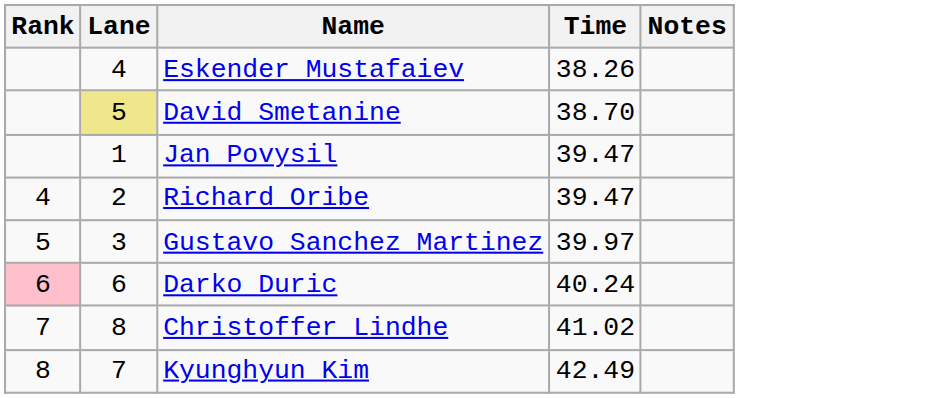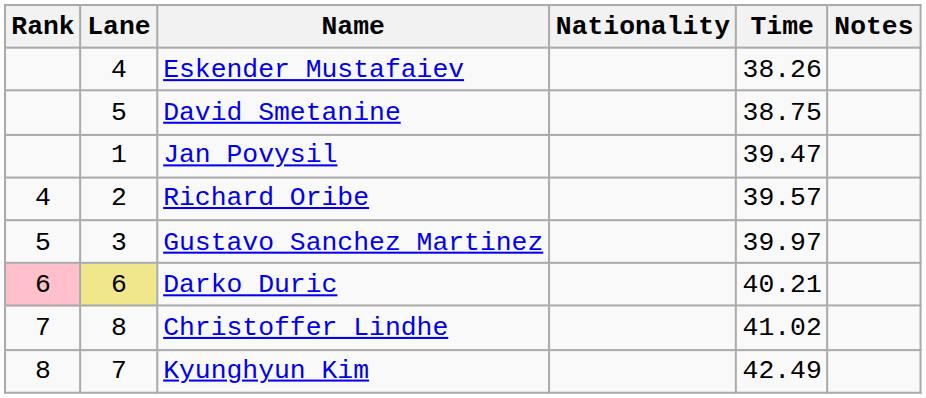+ column: (643, 27)
(119, 113) khaki background -> (119, 113) no background
(595, 113) 38.70 -> (782, 113) 38.75
(595, 199) 39.47 -> (782, 199) 39.57
(119, 285) no background -> (119, 285) khaki background
(595, 285) 40.24 -> (782, 285) 40.21
